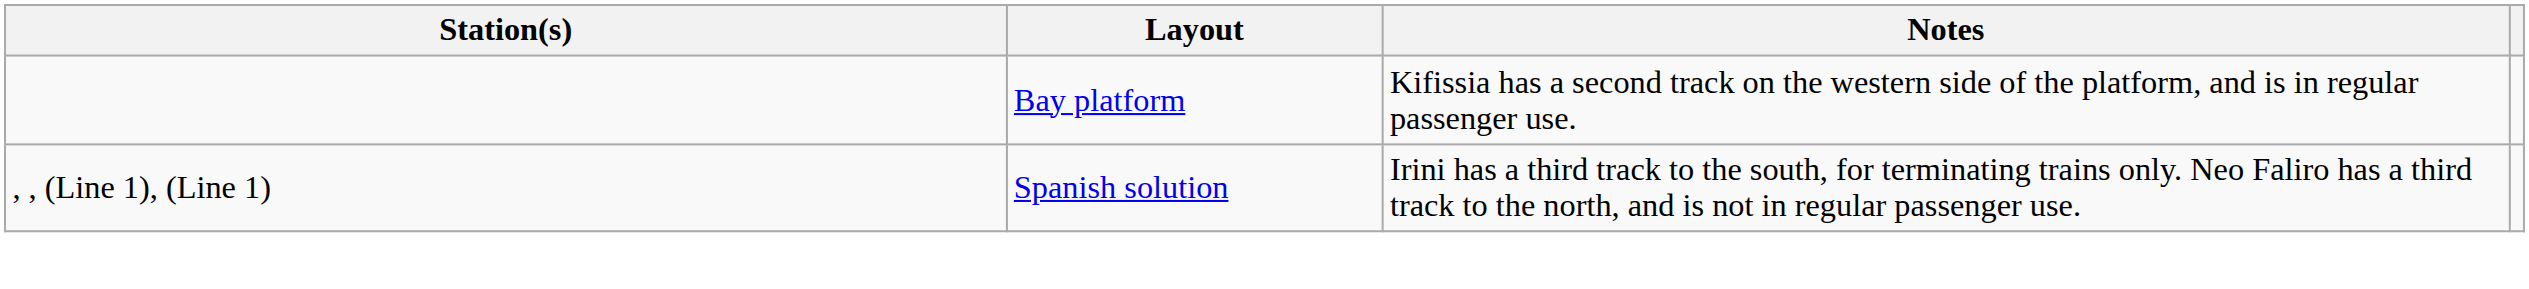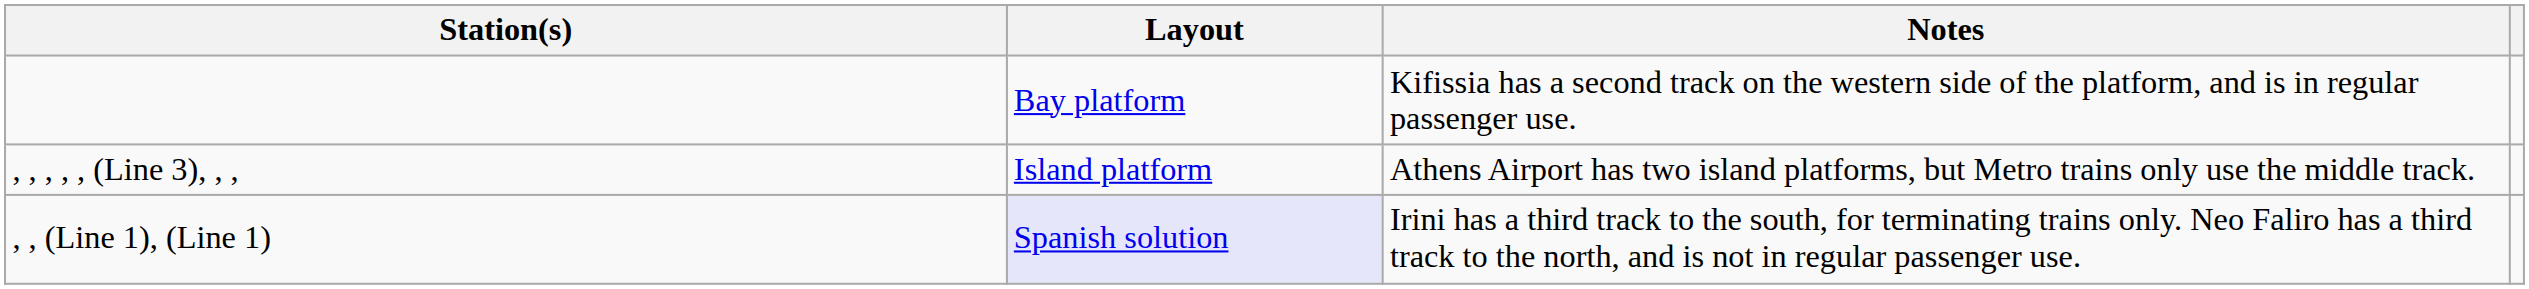+ row: (126, 169)
(1121, 187) no background -> (1121, 238) lavender background
